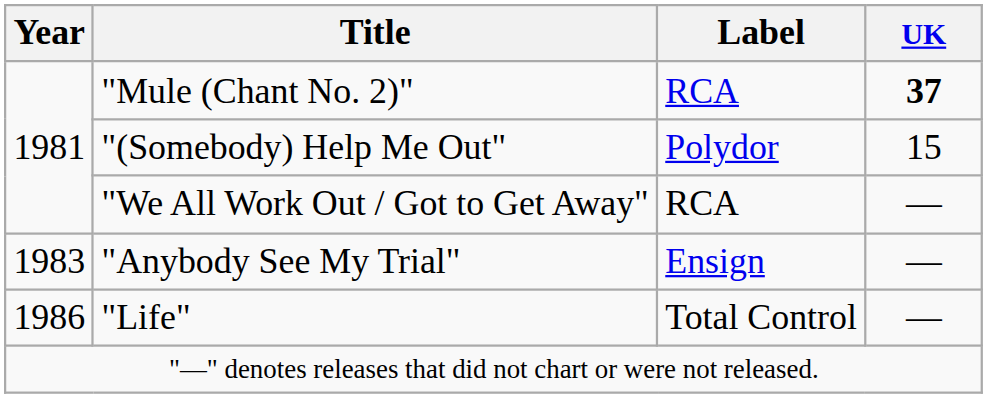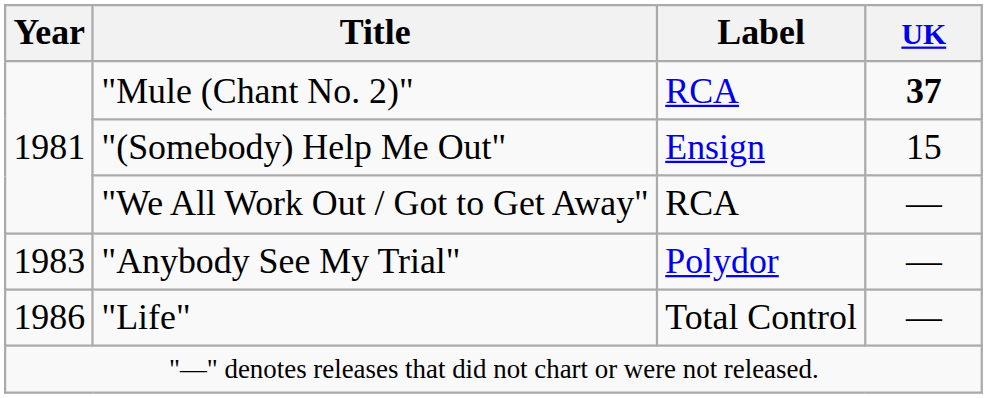(722, 146) Polydor -> (715, 146) Ensign
(715, 260) Ensign -> (722, 260) Polydor
